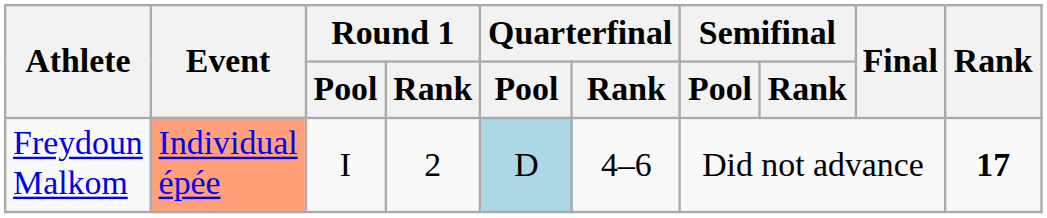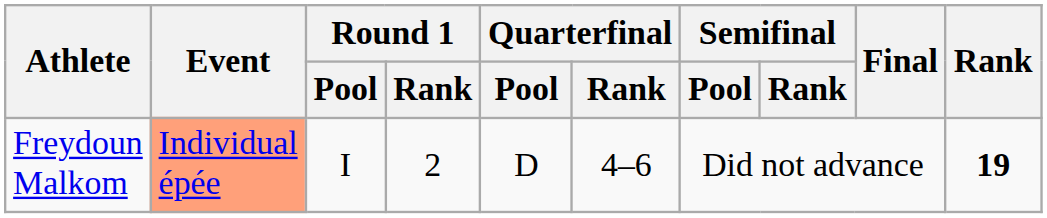(526, 164) lightblue background -> (526, 164) no background
(993, 164) 17 -> (993, 164) 19
